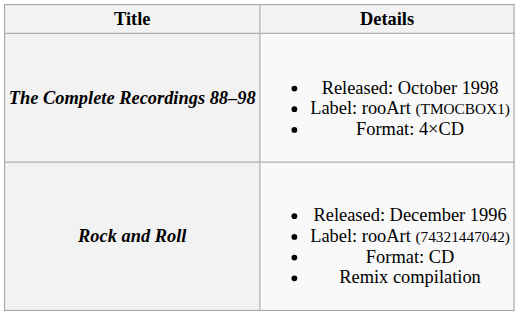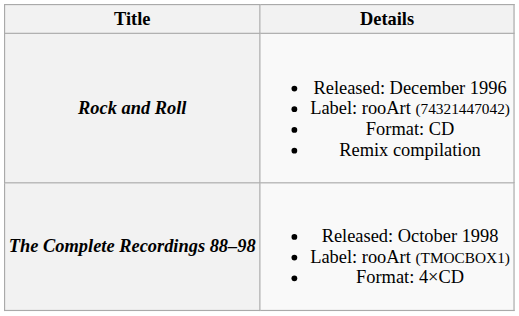rows swapped: (132, 236) <-> (132, 97)
